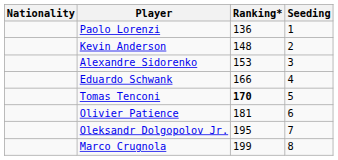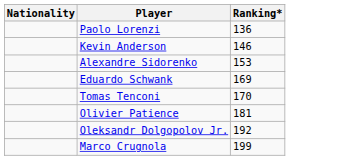- column: (309, 13)
(242, 46) 148 -> (242, 46) 146
(242, 80) 166 -> (242, 80) 169
(242, 96) bold -> (242, 96) normal
(242, 130) 195 -> (242, 130) 192
